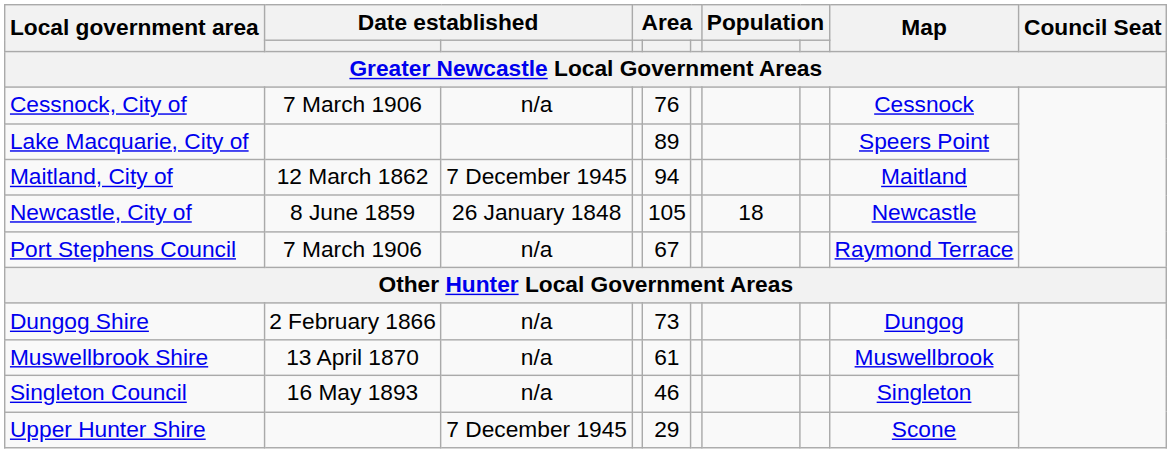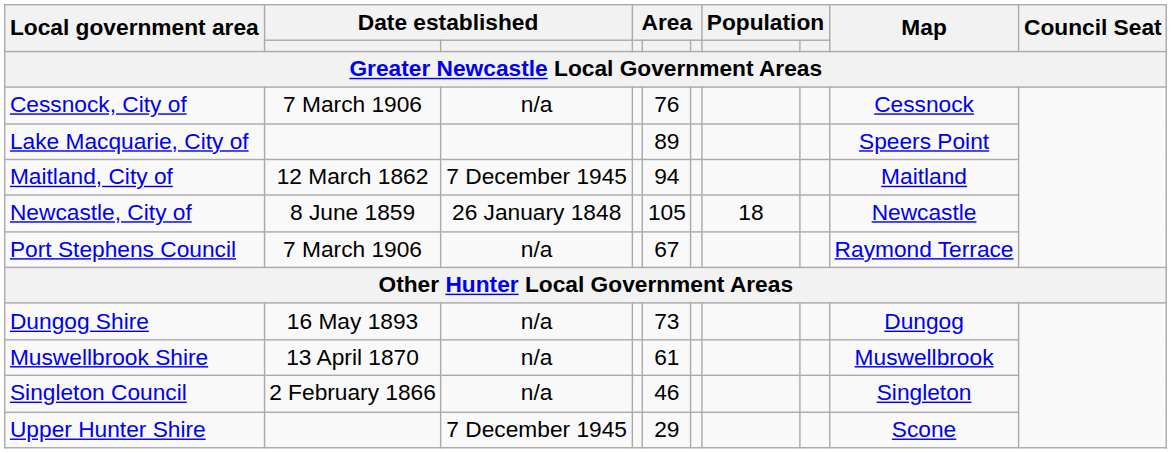(353, 321) 2 February 1866 -> (353, 321) 16 May 1893
(353, 393) 16 May 1893 -> (353, 393) 2 February 1866
